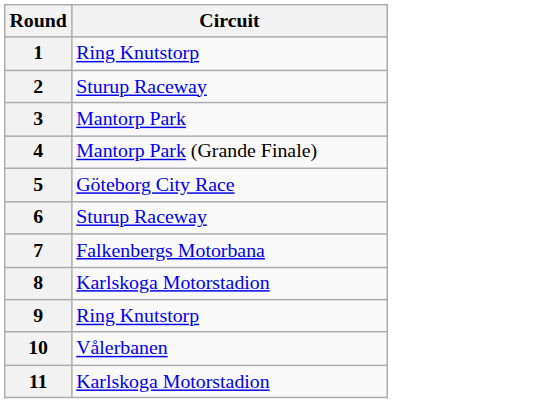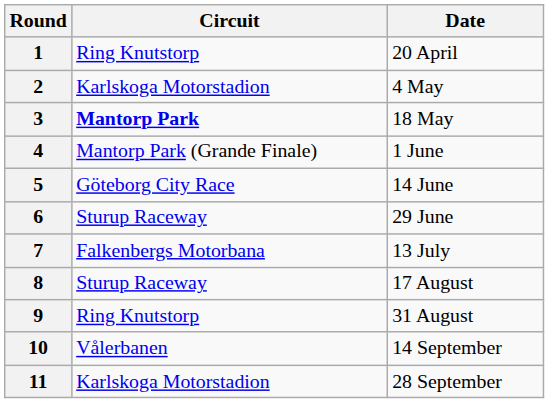+ column: (465, 20)
(142, 85) Sturup Raceway -> (173, 85) Karlskoga Motorstadion
(131, 118) normal -> (138, 118) bold
(173, 282) Karlskoga Motorstadion -> (142, 282) Sturup Raceway
